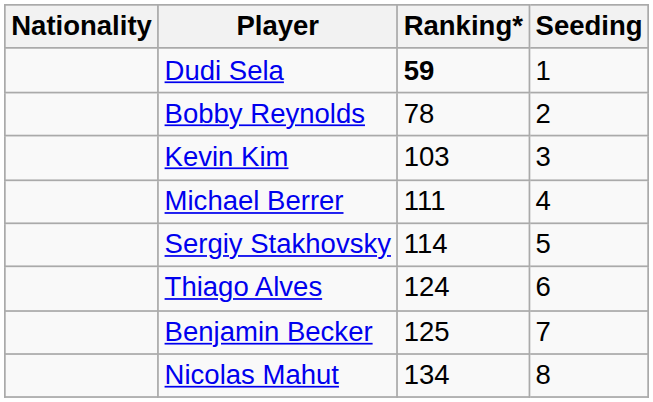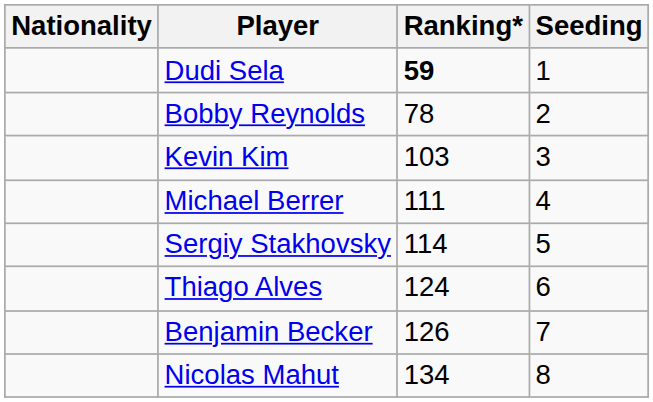(427, 331) 125 -> (427, 331) 126
